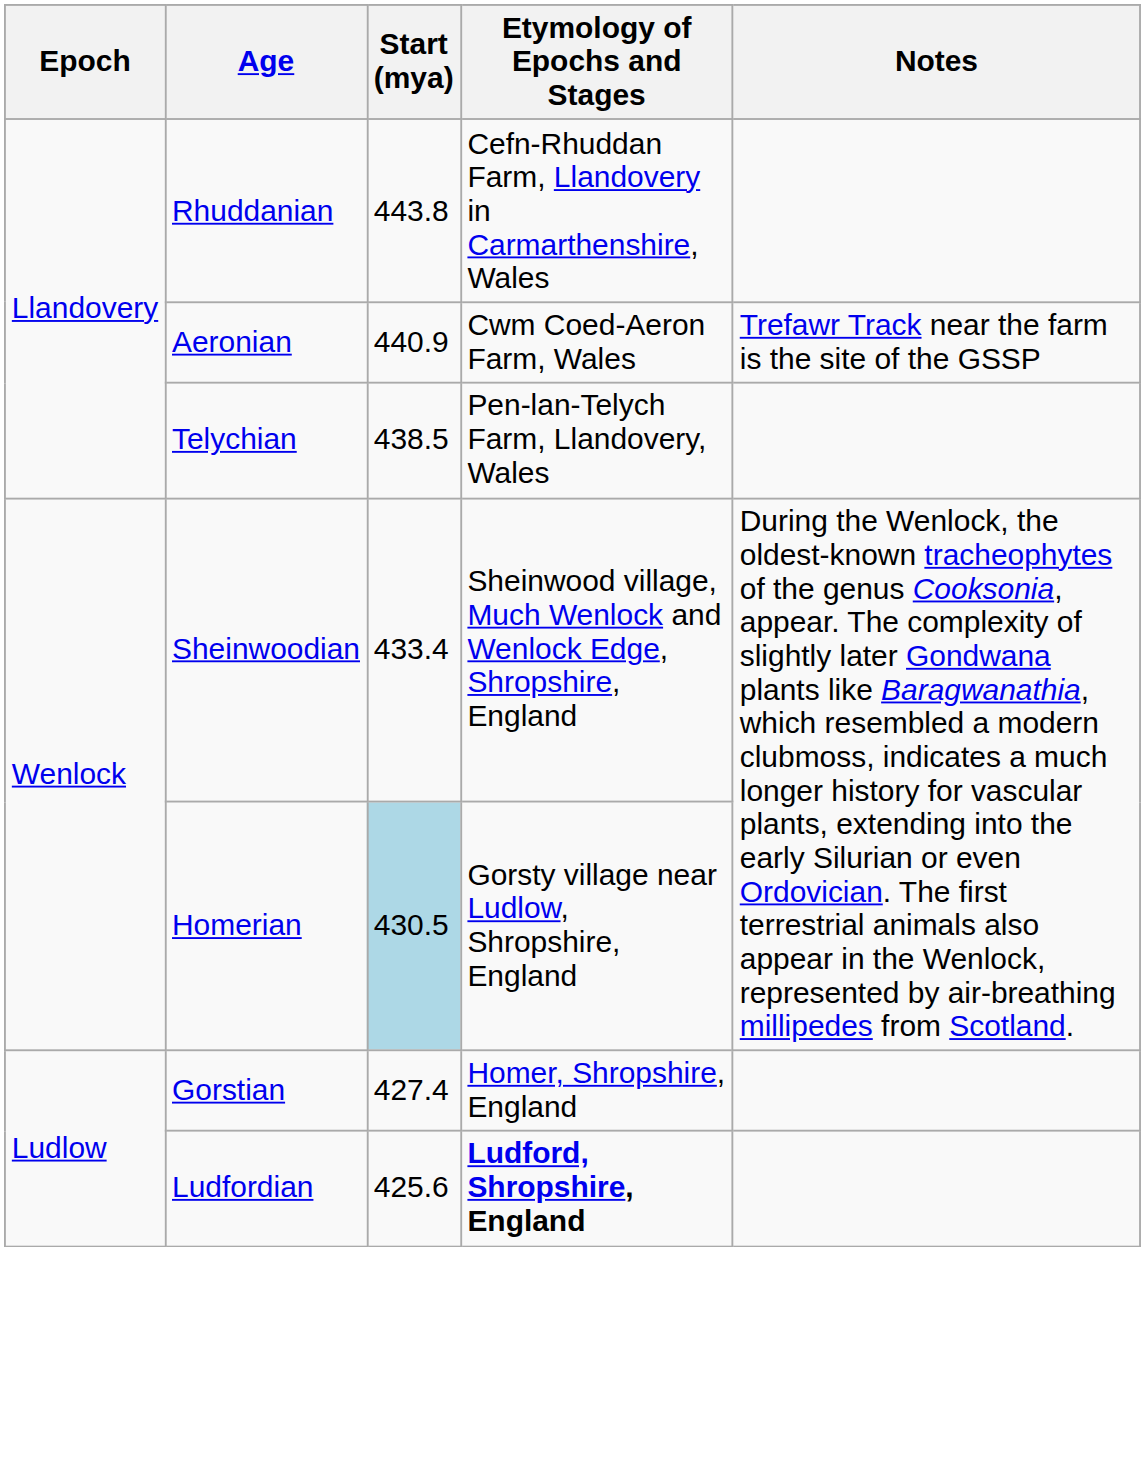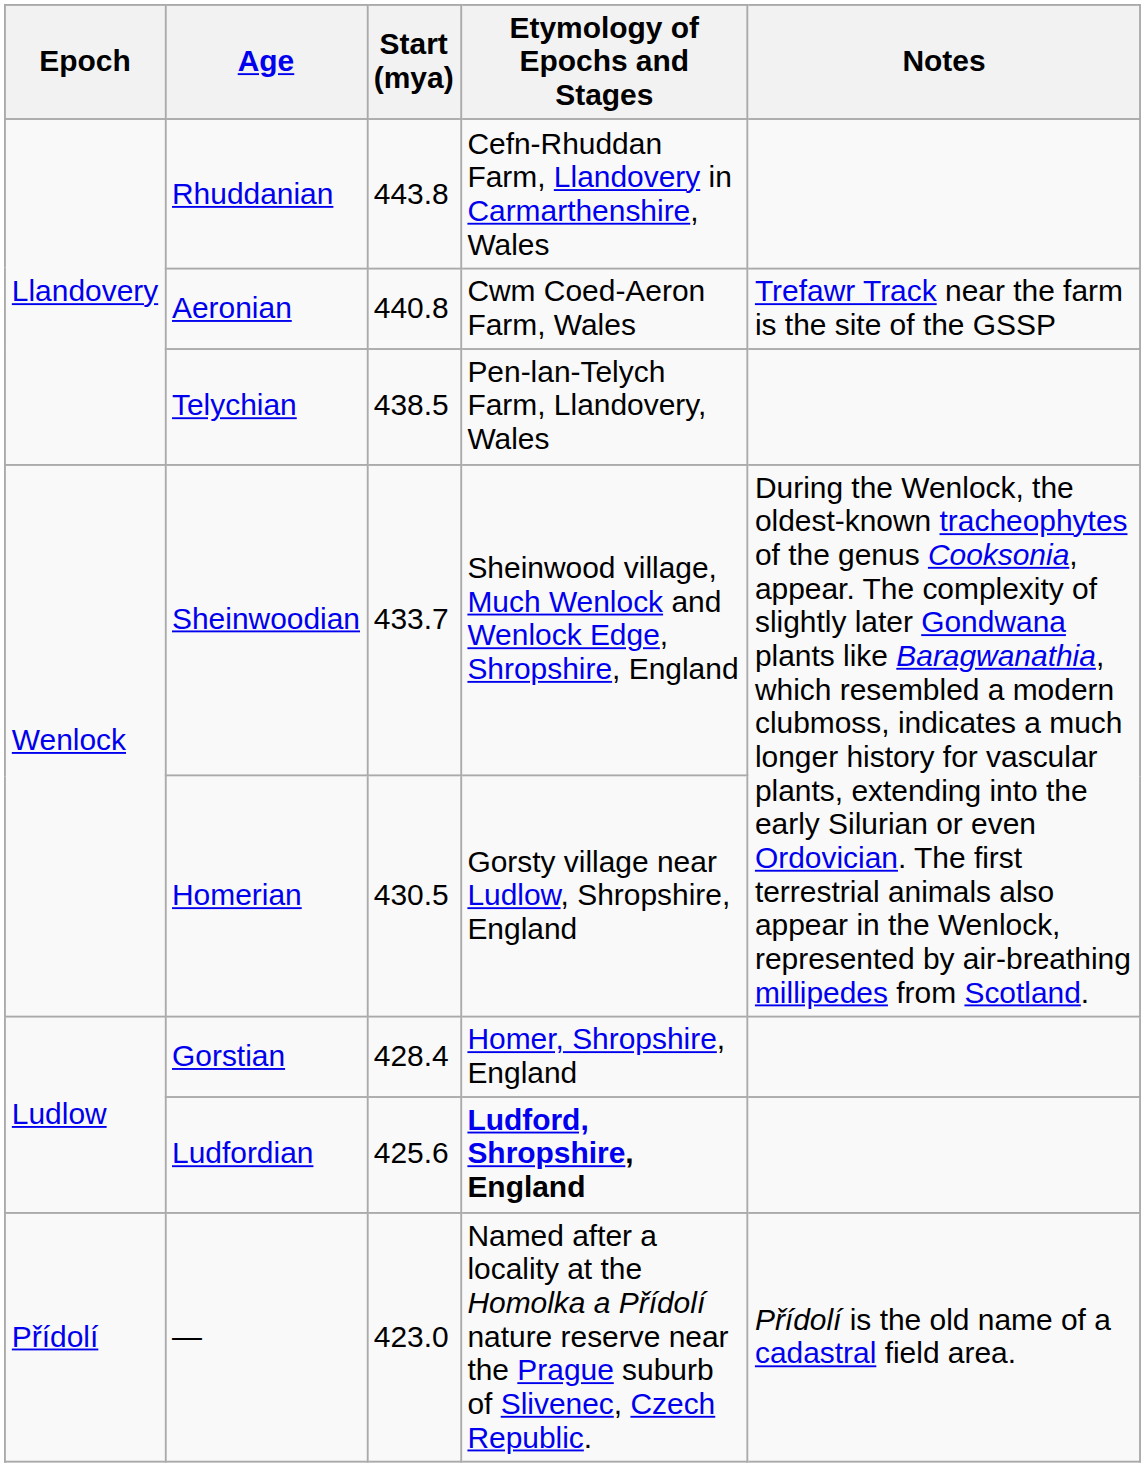(411, 341) 440.9 -> (411, 308) 440.8
(411, 649) 433.4 -> (411, 619) 433.7
(411, 925) lightblue background -> (411, 895) no background
(411, 1090) 427.4 -> (411, 1056) 428.4
+ row: (187, 1336)
